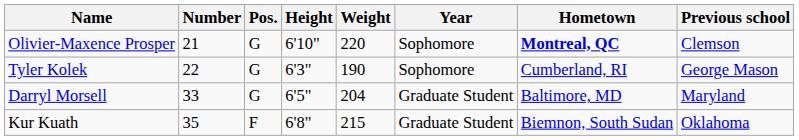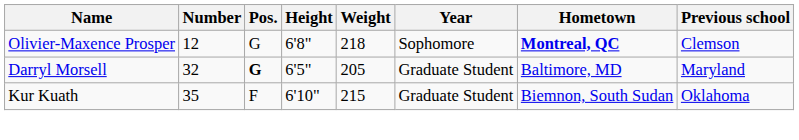(191, 43) 21 -> (191, 43) 12
(302, 43) 6'10" -> (298, 43) 6'8"
(353, 43) 220 -> (353, 43) 218
- row: (48, 69)
(191, 95) 33 -> (191, 69) 32
(255, 95) normal -> (255, 69) bold
(353, 95) 204 -> (353, 69) 205
(298, 122) 6'8" -> (302, 95) 6'10"
